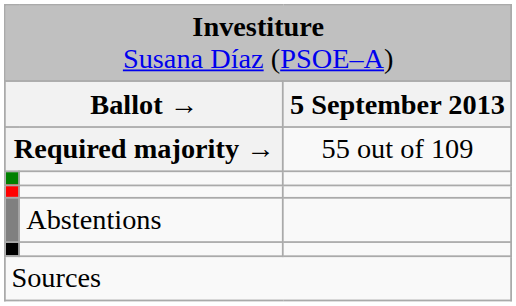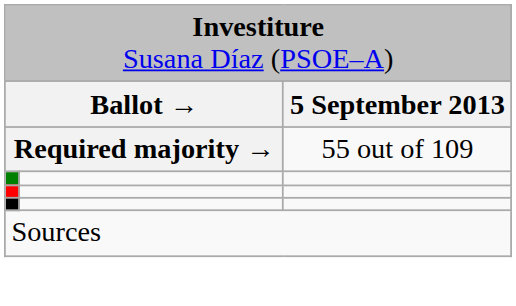- row: (12, 220)
